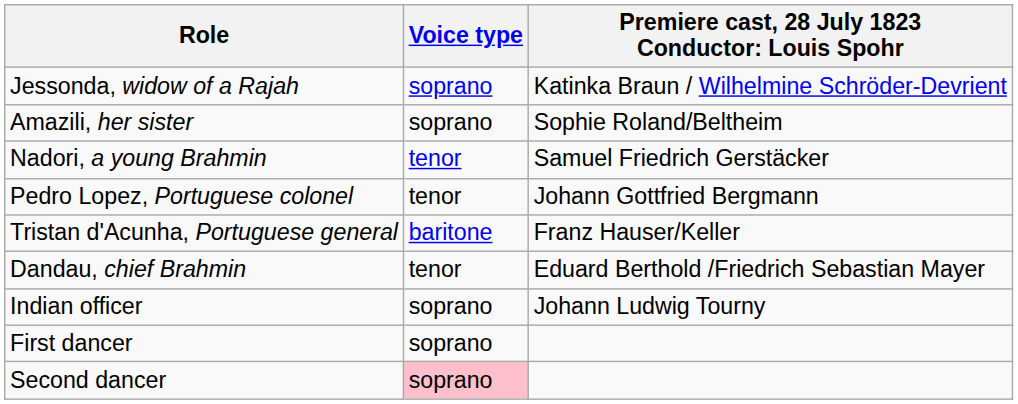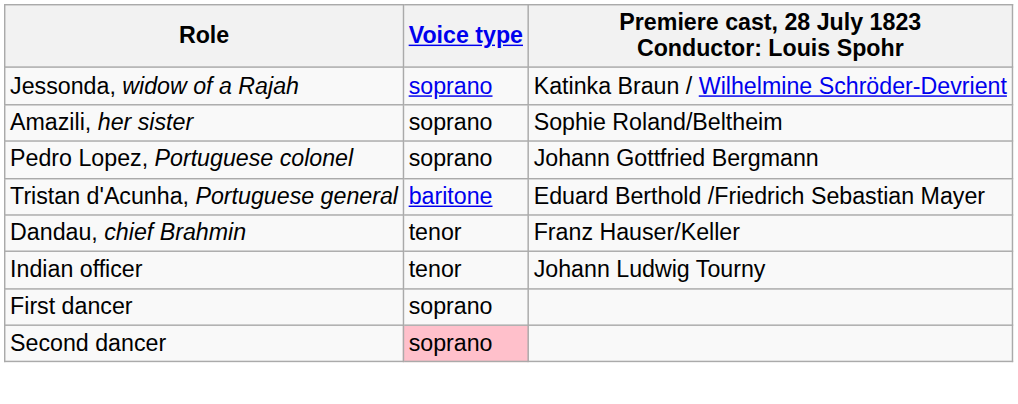- row: (138, 159)
(435, 196) tenor -> (451, 159) soprano
(637, 232) Franz Hauser/Keller -> (759, 196) Eduard Berthold /Friedrich Sebastian Mayer
(759, 269) Eduard Berthold /Friedrich Sebastian Mayer -> (637, 232) Franz Hauser/Keller
(451, 306) soprano -> (435, 269) tenor
